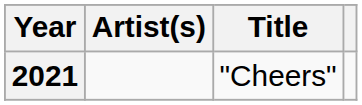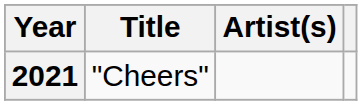columns swapped: (278, 28) <-> (149, 28)
